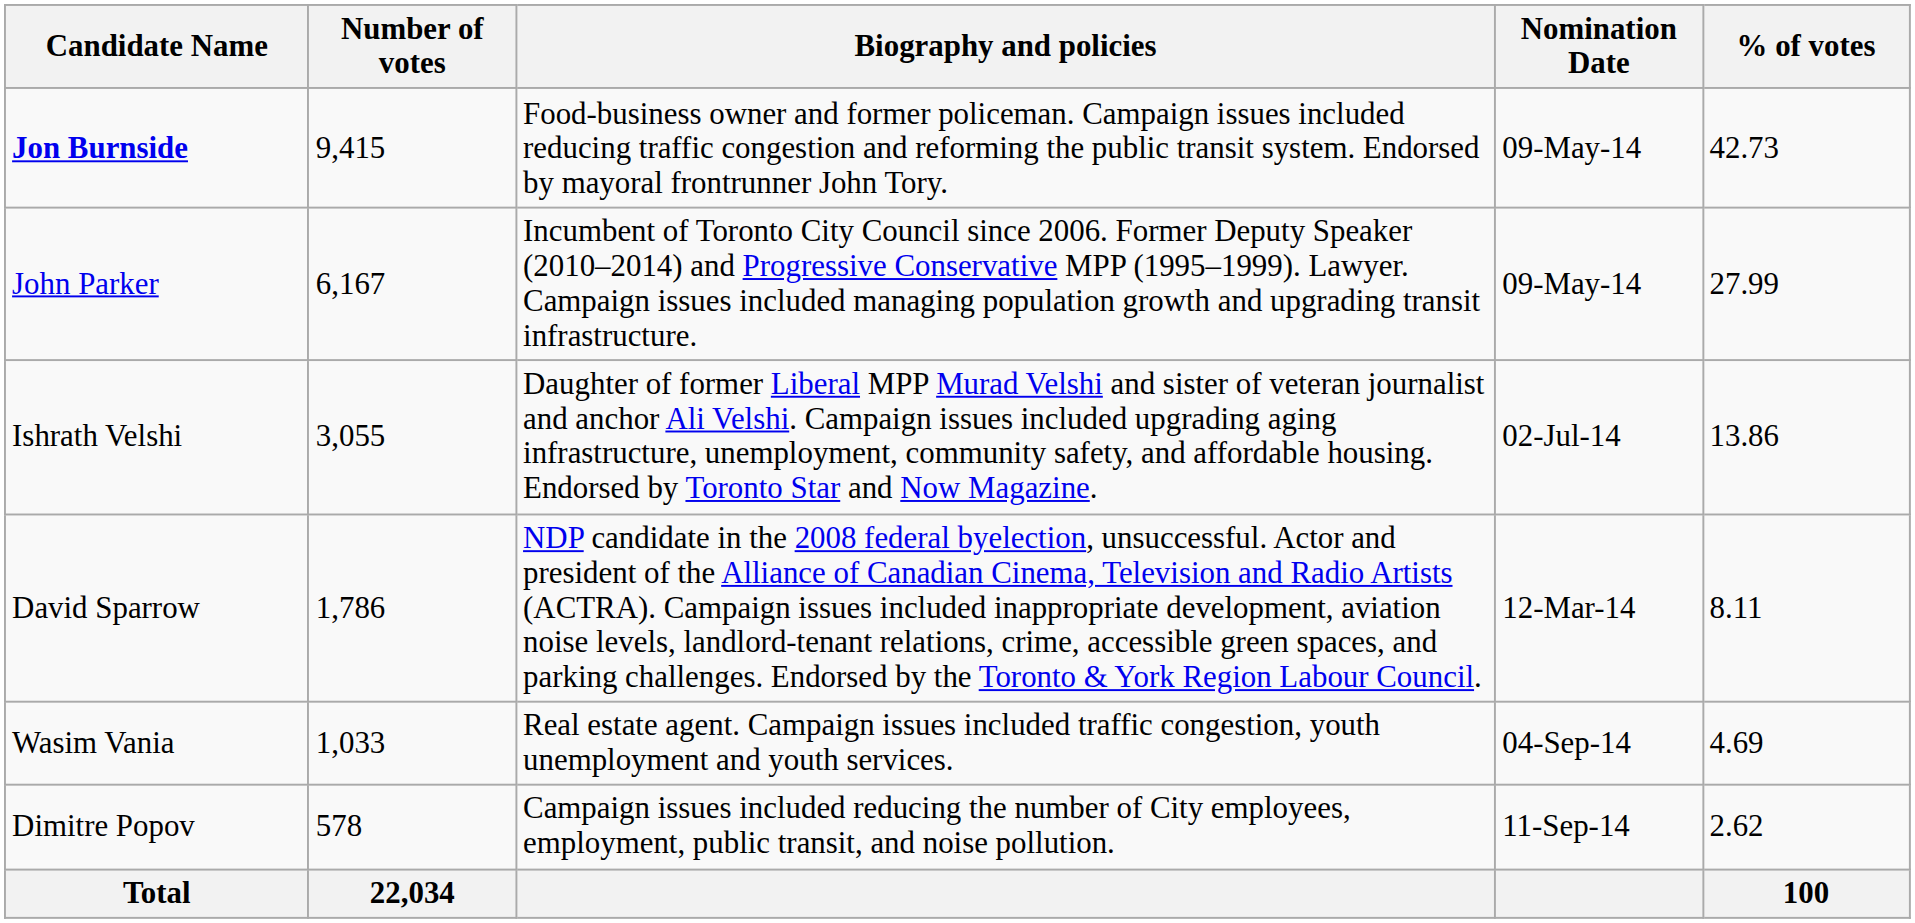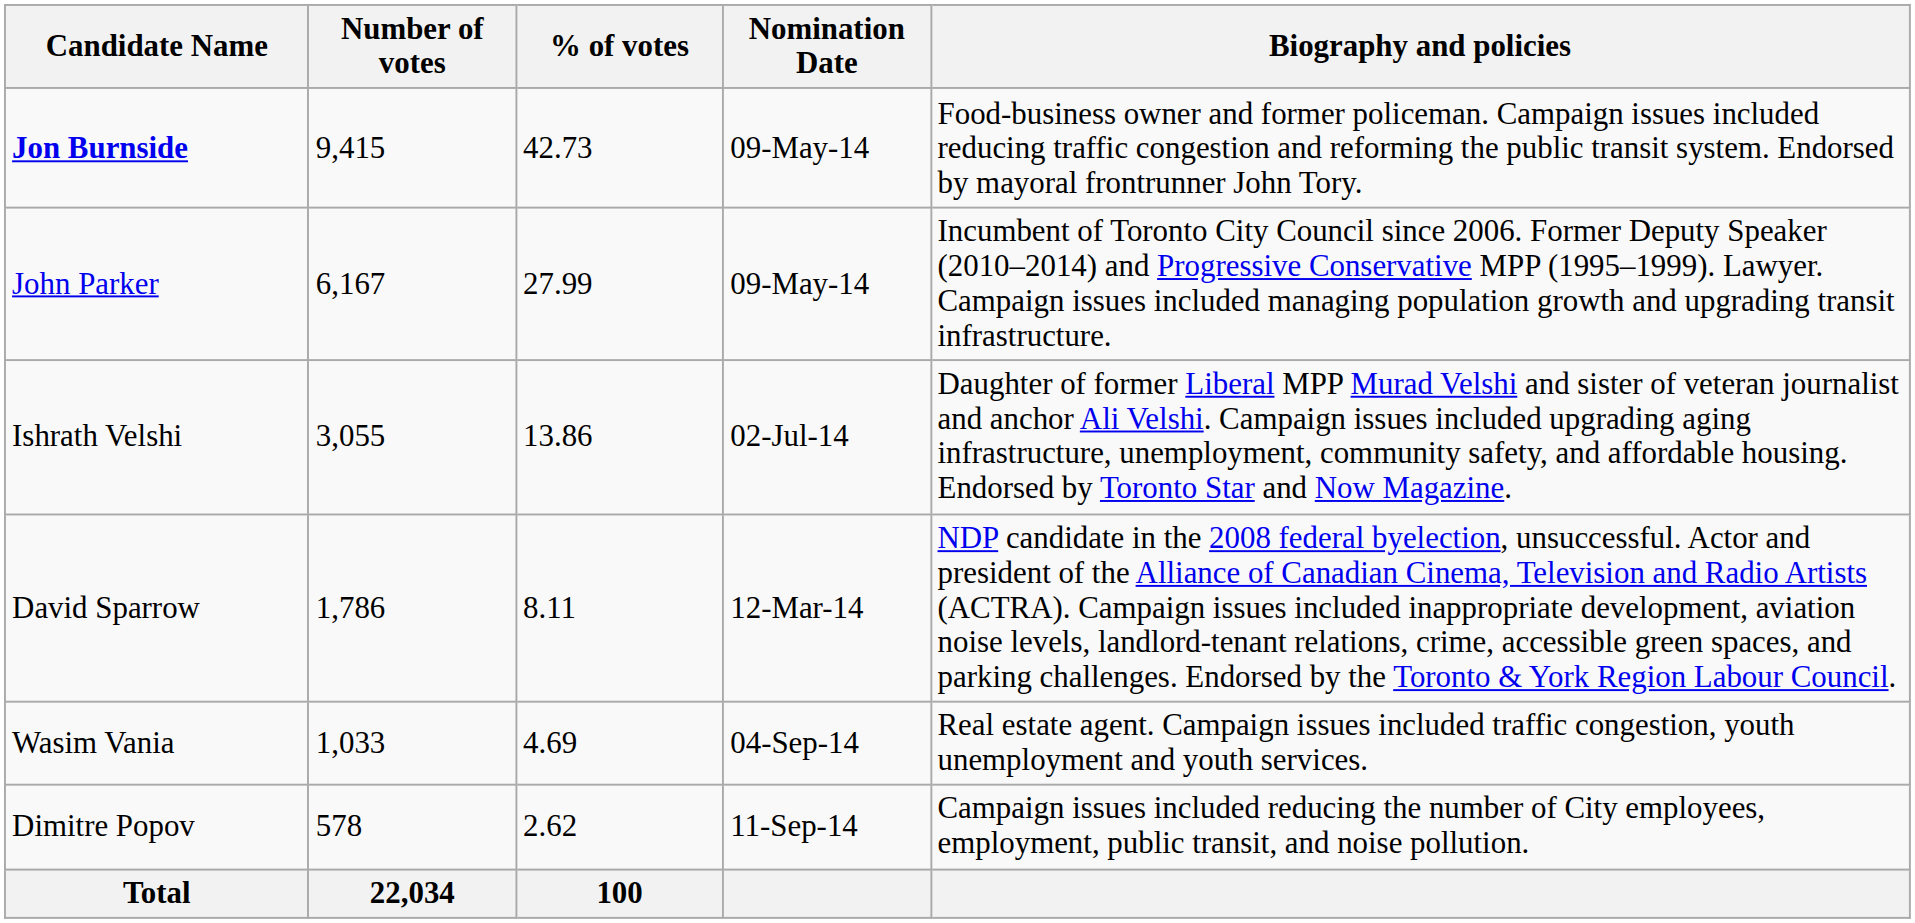columns swapped: (1806, 46) <-> (1006, 46)
